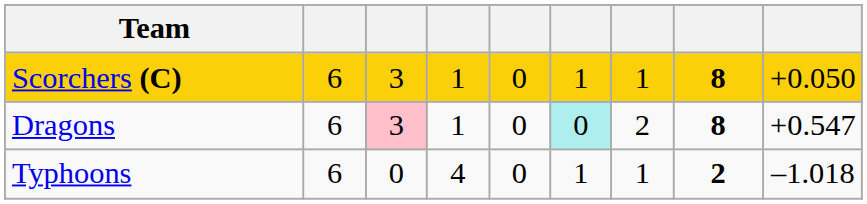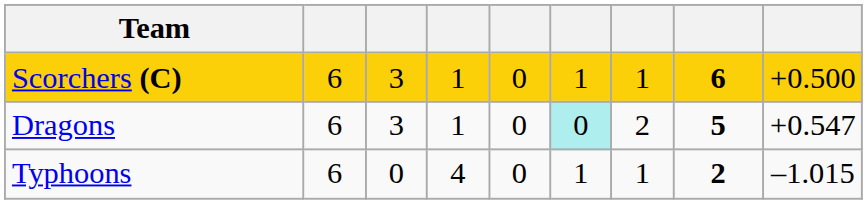(718, 76) 8 -> (718, 76) 6
(813, 76) +0.050 -> (813, 76) +0.500
(396, 125) pink background -> (396, 125) no background
(718, 125) 8 -> (718, 125) 5
(813, 173) –1.018 -> (813, 173) –1.015
